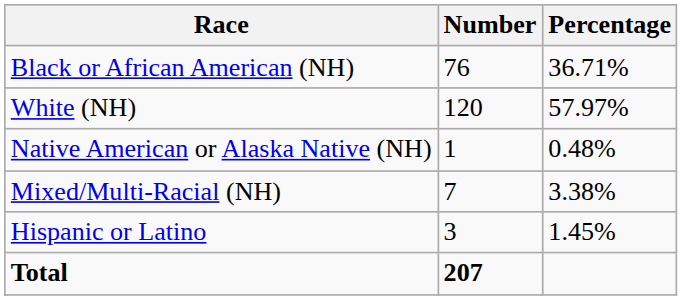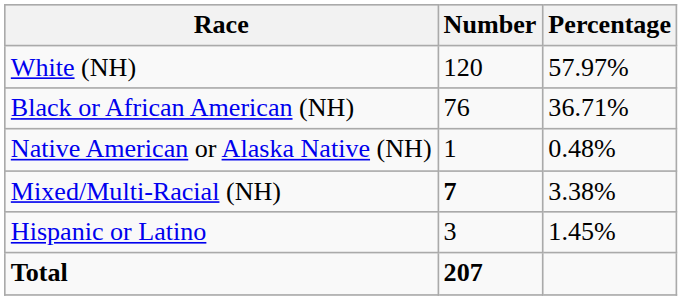rows swapped: (73, 107) <-> (182, 66)
(450, 190) normal -> (450, 190) bold
